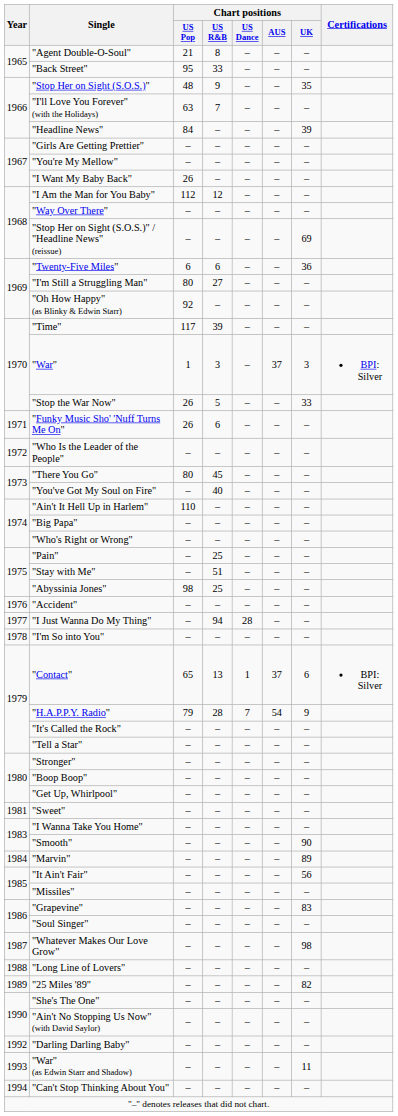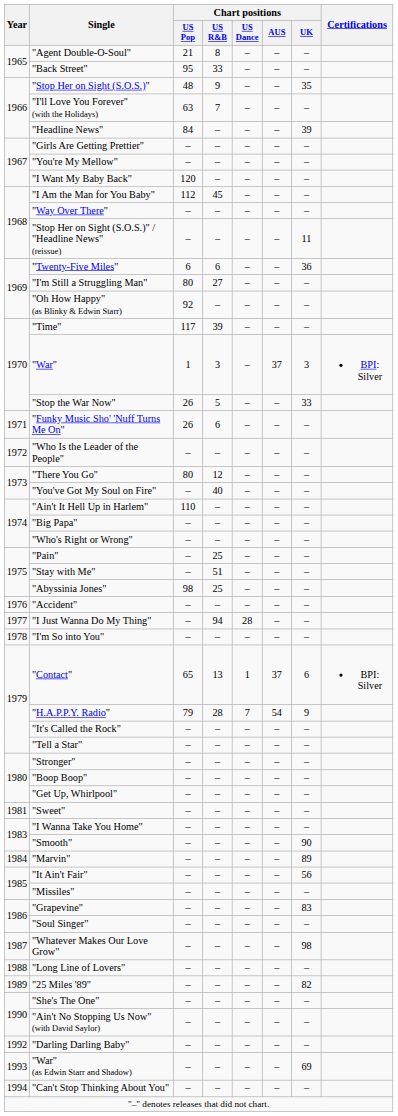(188, 178) 26 -> (188, 178) 120
(218, 194) 12 -> (218, 194) 45
(306, 238) 69 -> (306, 238) 11
(218, 474) 45 -> (218, 474) 12
(306, 1066) 11 -> (306, 1066) 69
